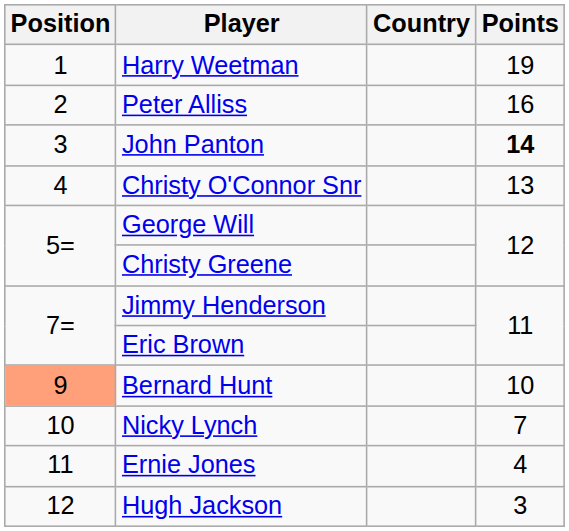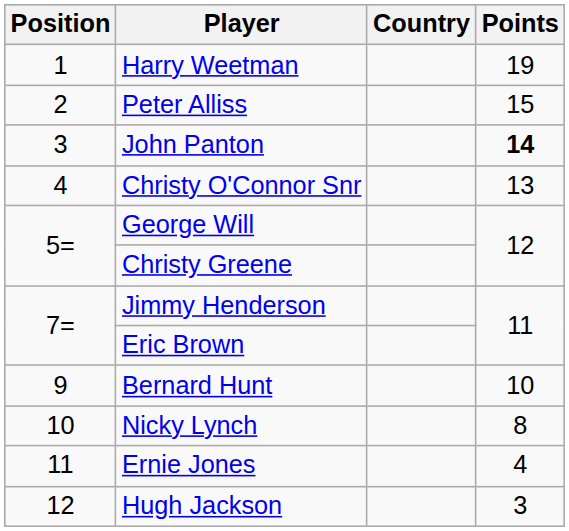(520, 104) 16 -> (520, 104) 15
(60, 385) lightsalmon background -> (60, 385) no background
(520, 425) 7 -> (520, 425) 8
